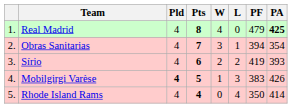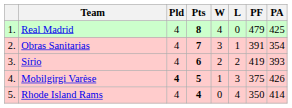(277, 29) bold -> (277, 29) normal
(257, 45) 394 -> (257, 45) 391
(257, 78) 383 -> (257, 78) 375
